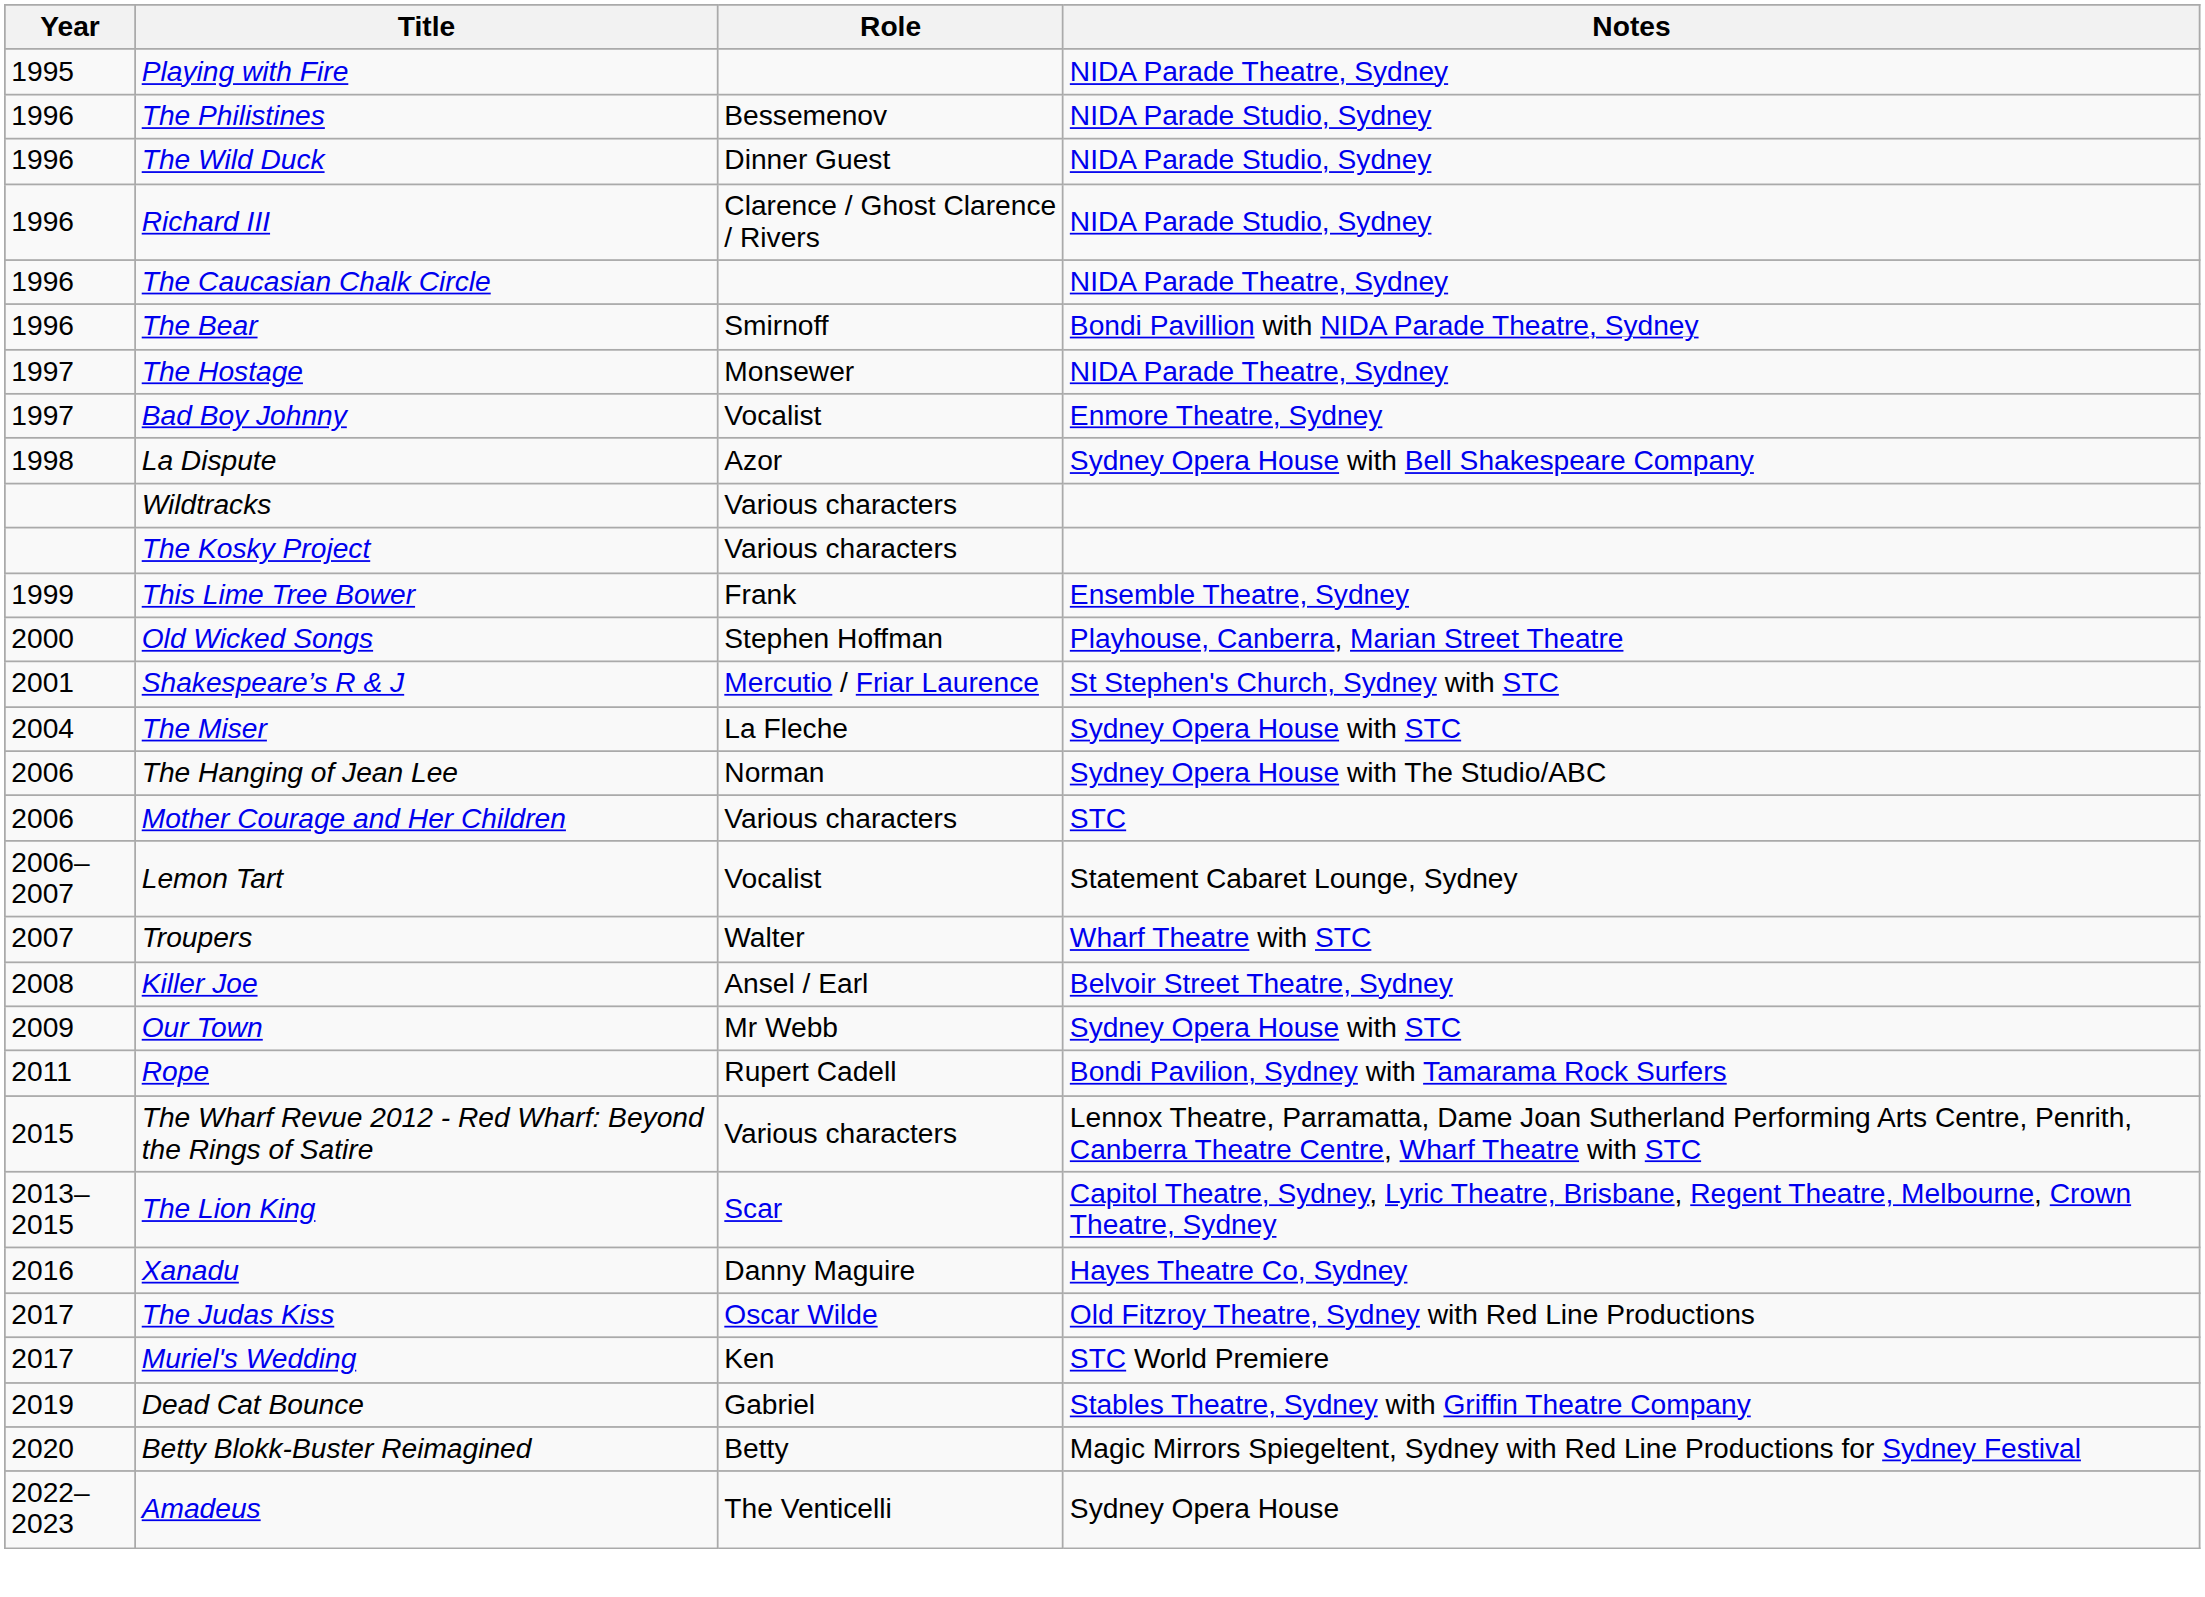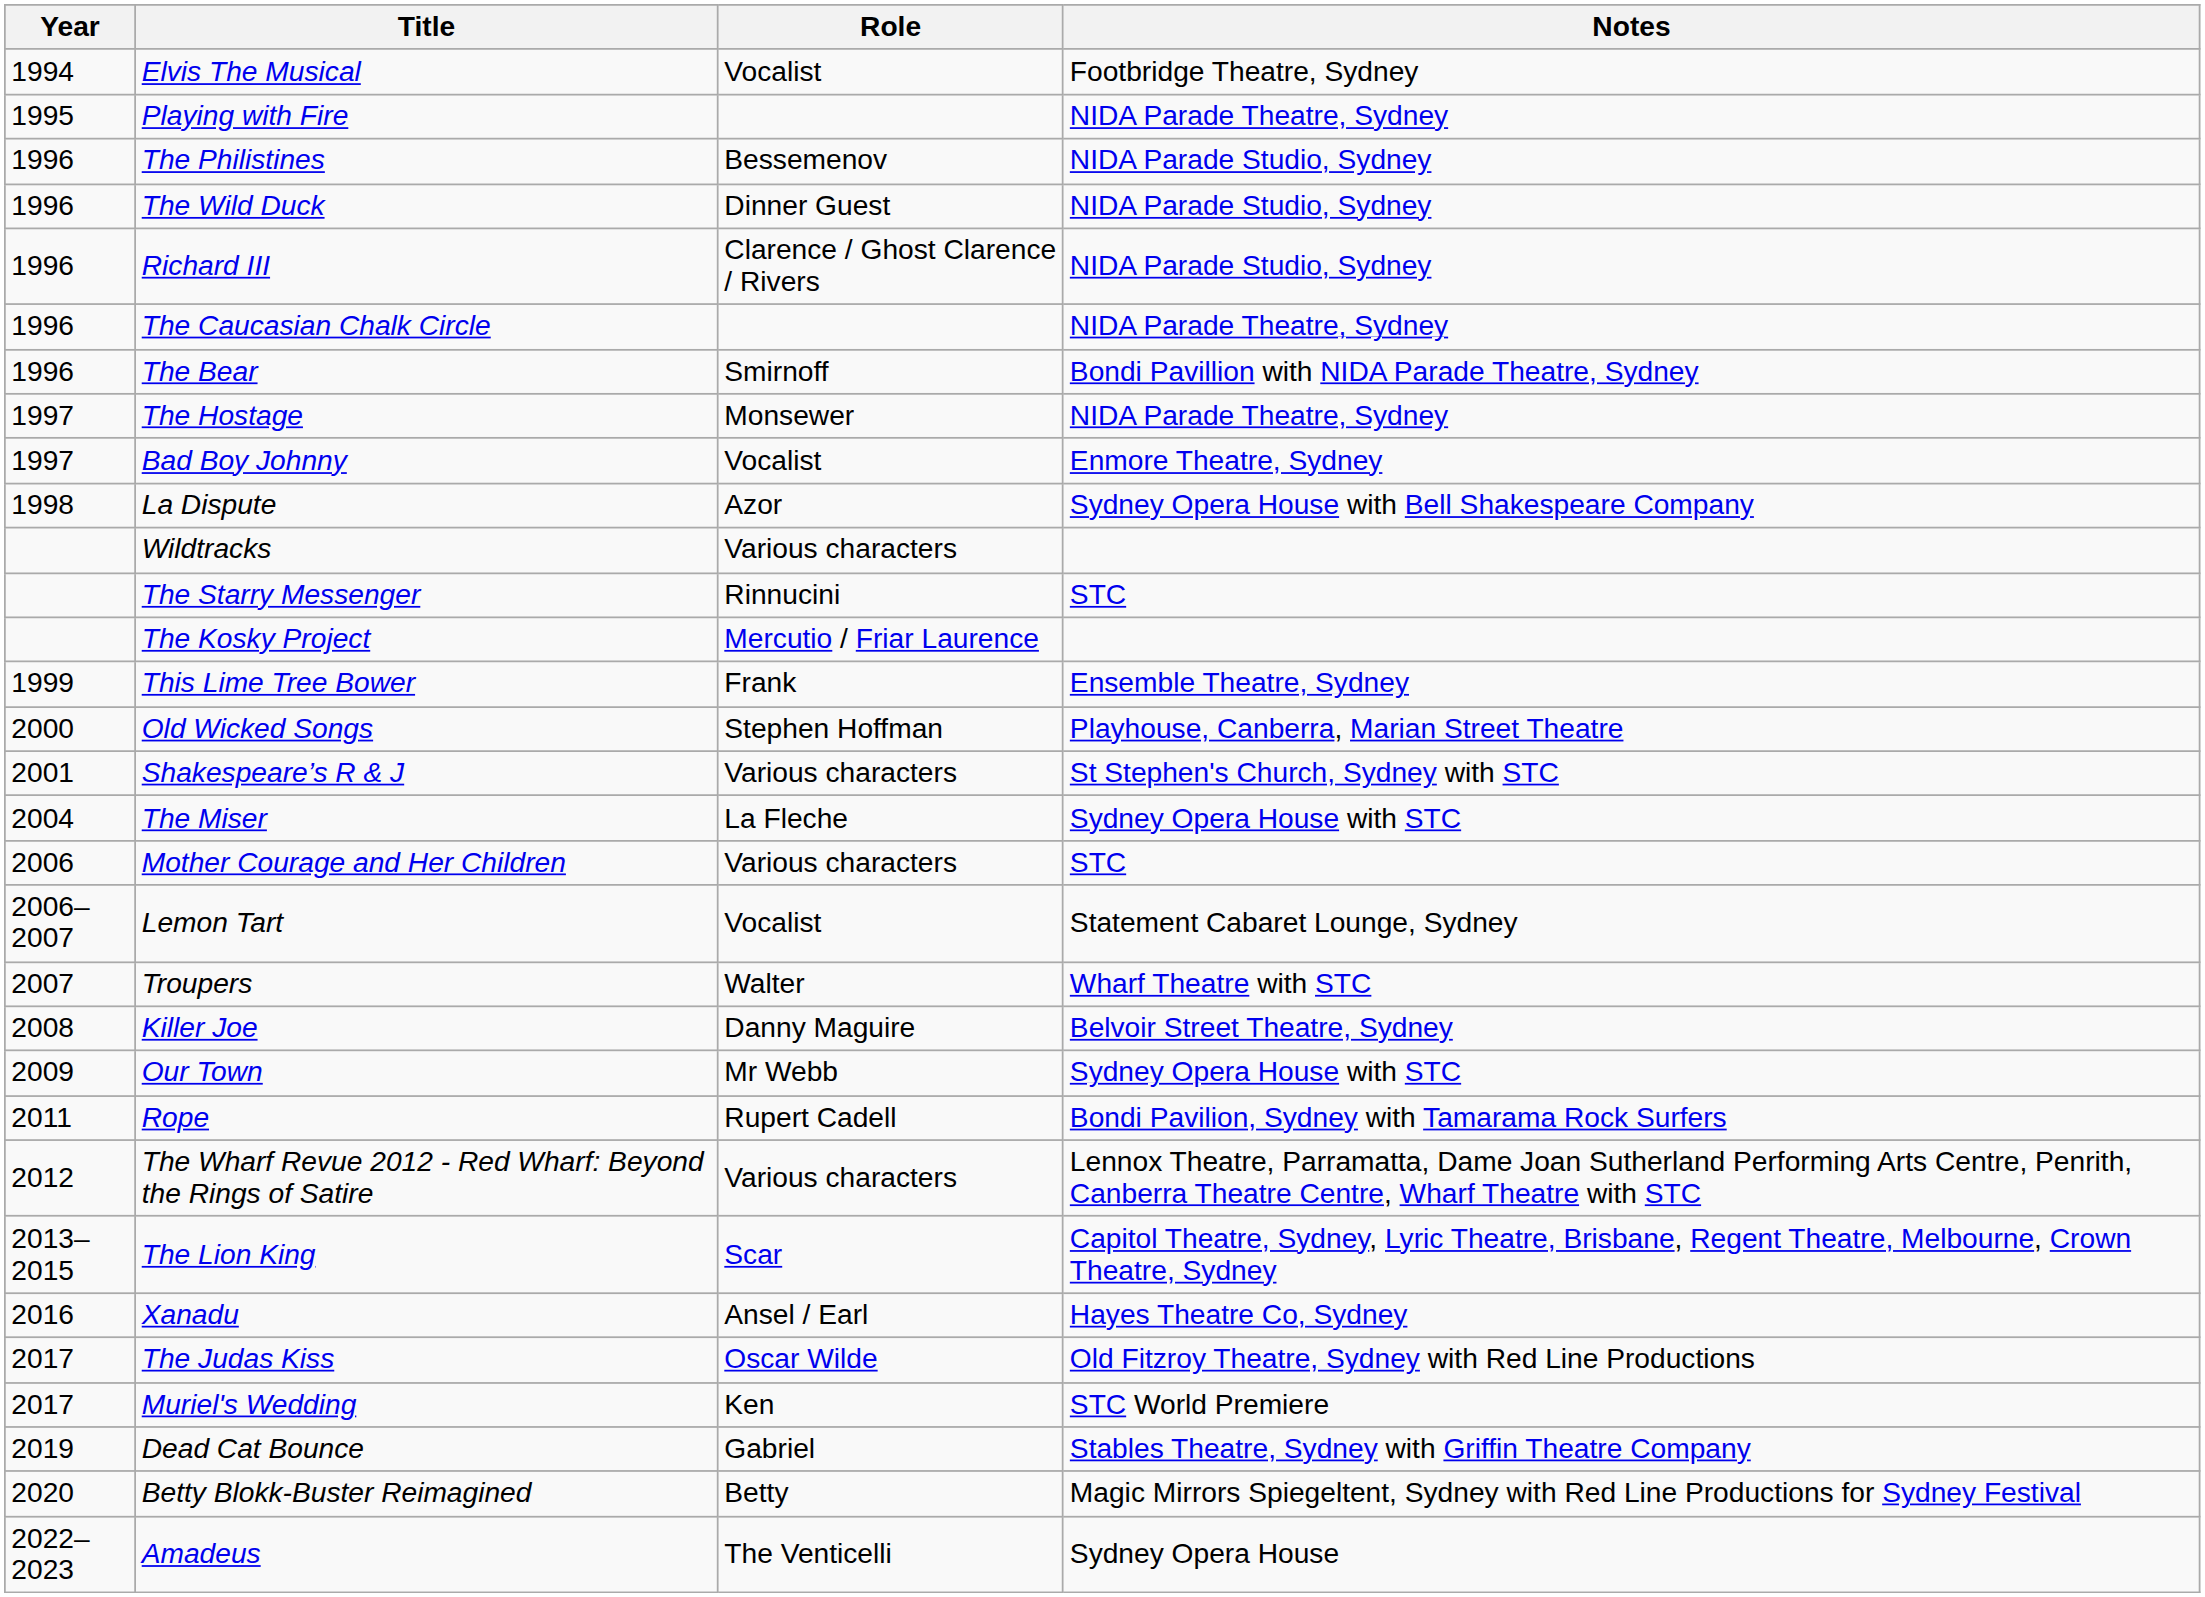+ row: (251, 71)
+ row: (281, 594)
(841, 549) Various characters -> (882, 639) Mercutio / Friar Laurence
(882, 683) Mercutio / Friar Laurence -> (841, 773) Various characters
- row: (300, 773)
(796, 983) Ansel / Earl -> (820, 1028) Danny Maguire
(43, 1133) 2015 -> (43, 1177) 2012
(820, 1270) Danny Maguire -> (796, 1314) Ansel / Earl
